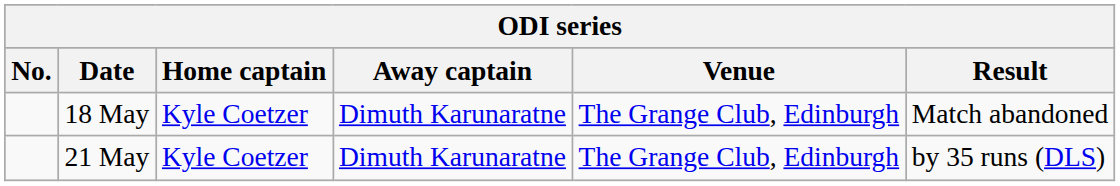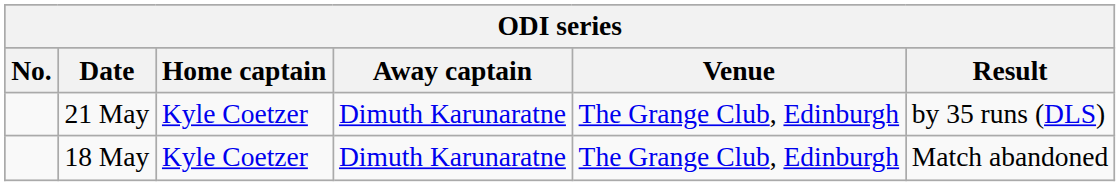rows swapped: (107, 113) <-> (107, 157)
